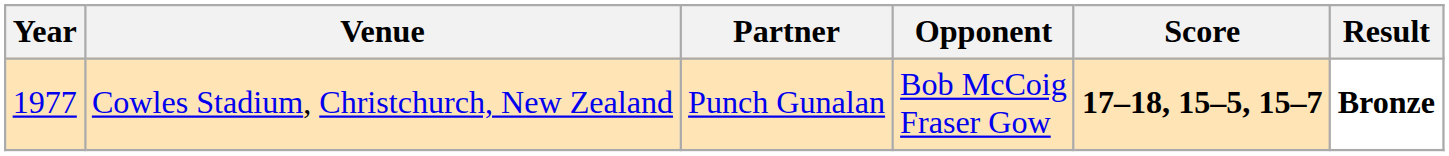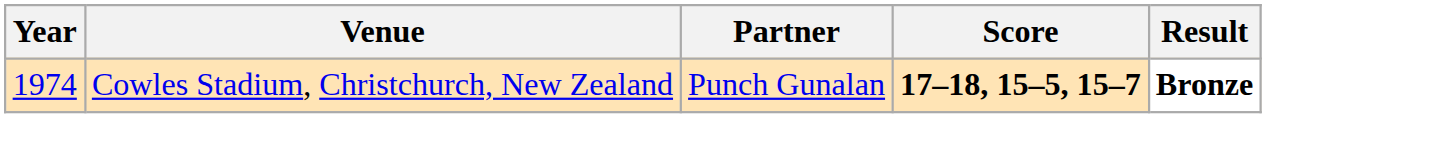- column: (983, 31)
(45, 103) 1977 -> (45, 84) 1974
